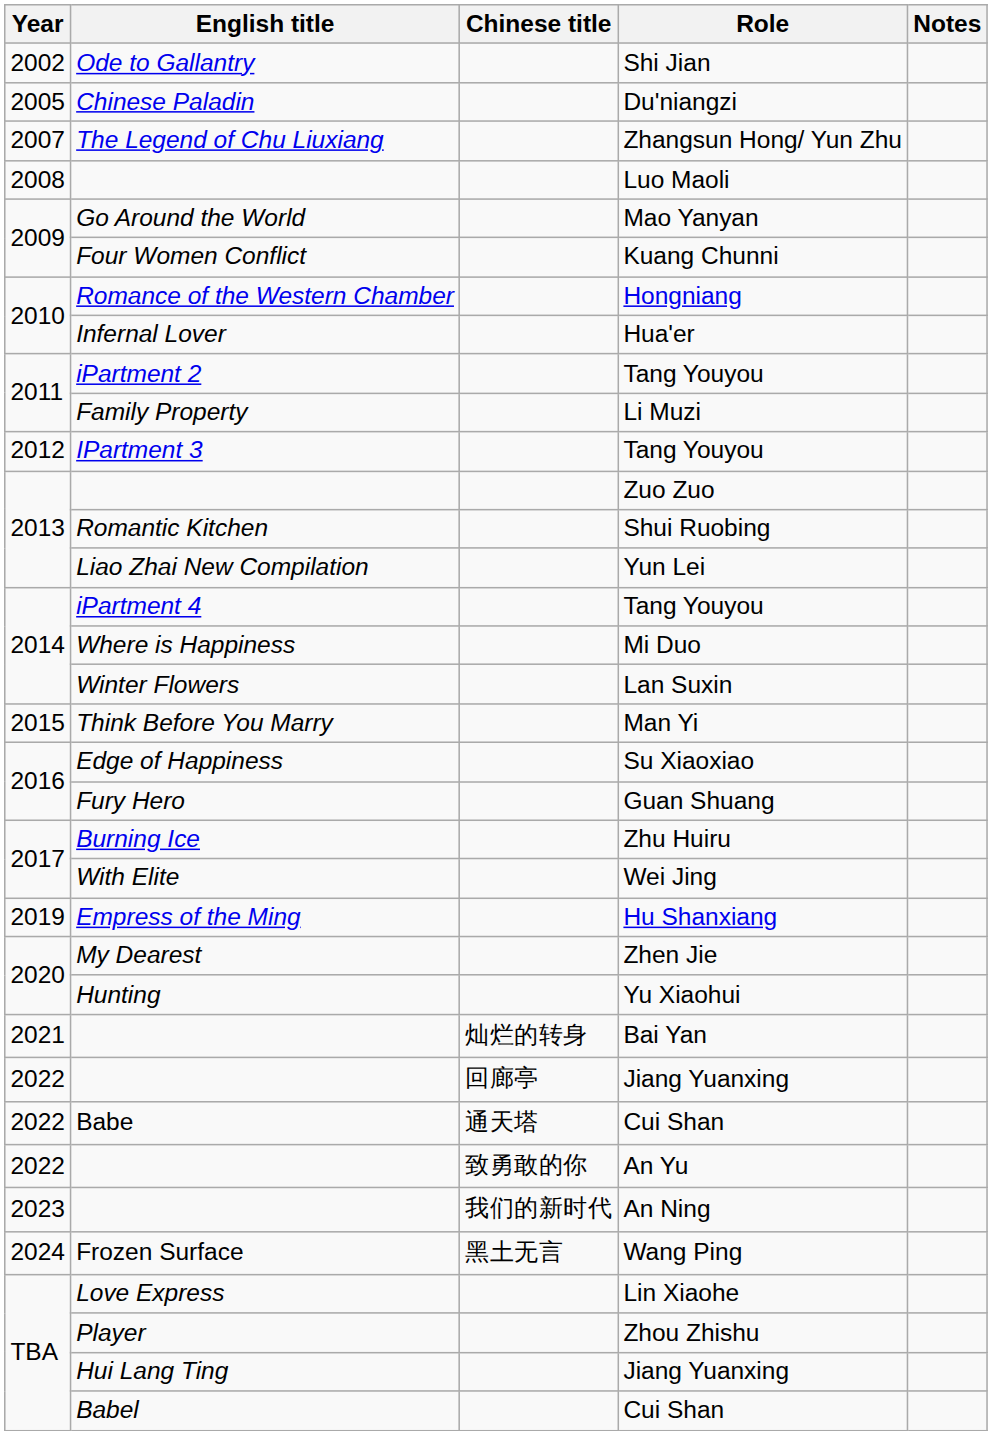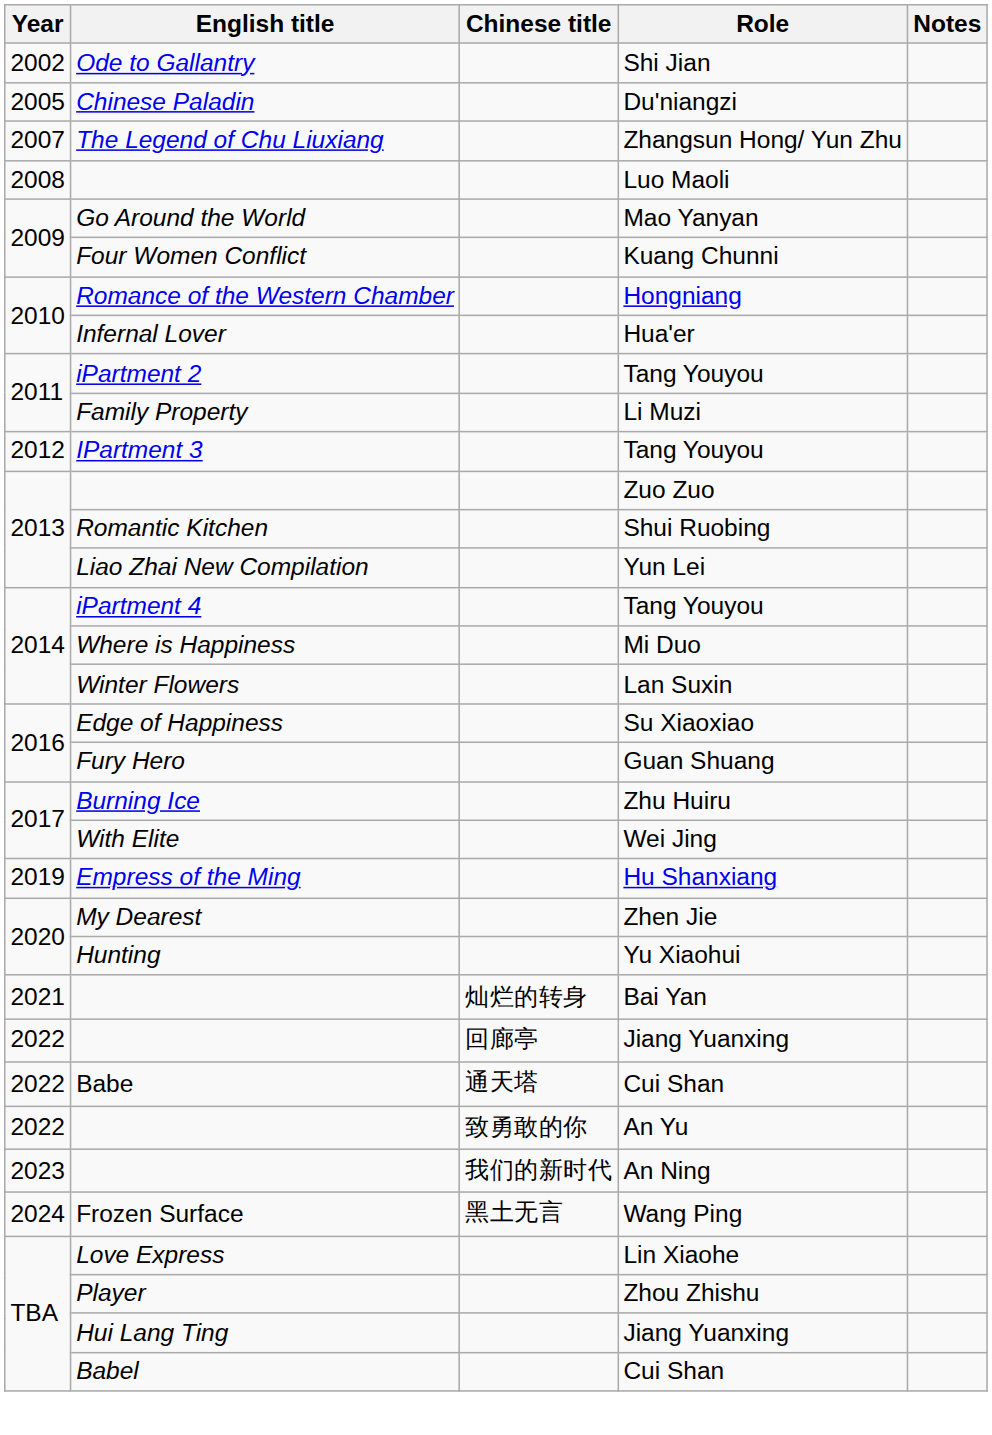- row: (205, 722)
